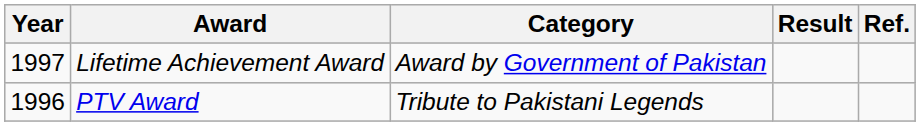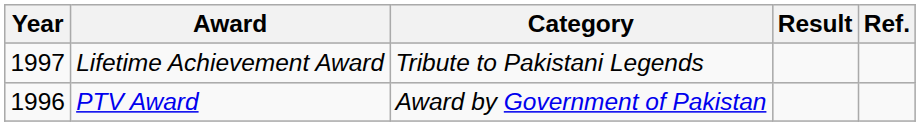(581, 62) Award by Government of Pakistan -> (550, 62) Tribute to Pakistani Legends
(550, 101) Tribute to Pakistani Legends -> (581, 101) Award by Government of Pakistan
